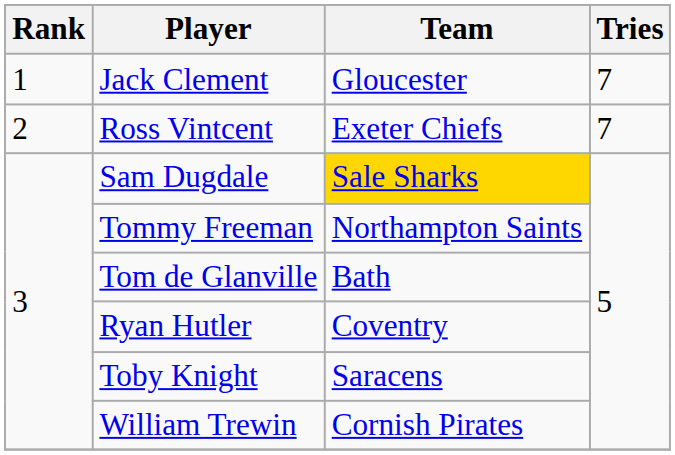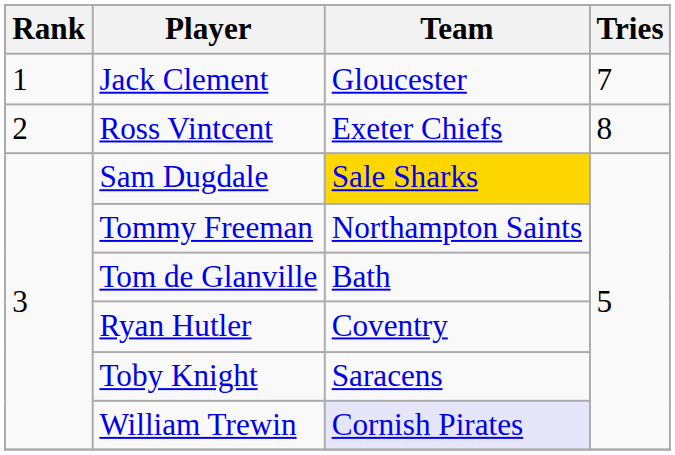(604, 128) 7 -> (604, 128) 8
(427, 425) no background -> (427, 425) lavender background
